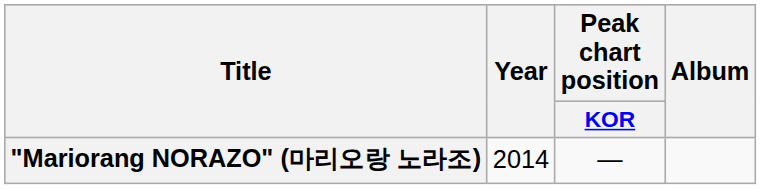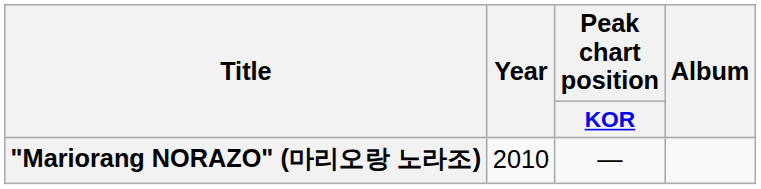(521, 159) 2014 -> (521, 159) 2010
